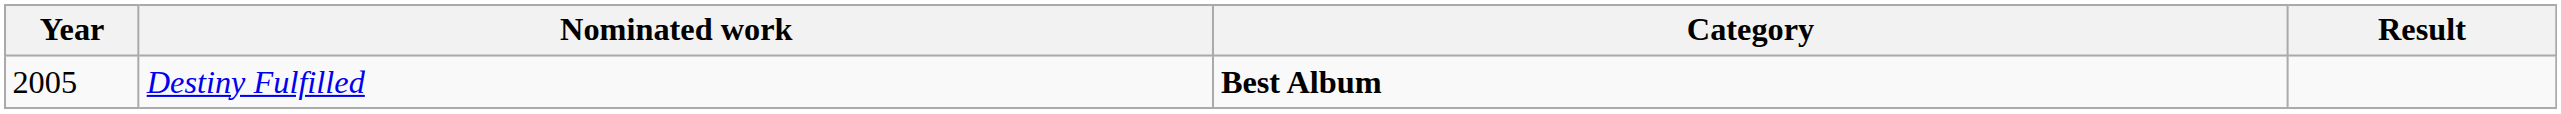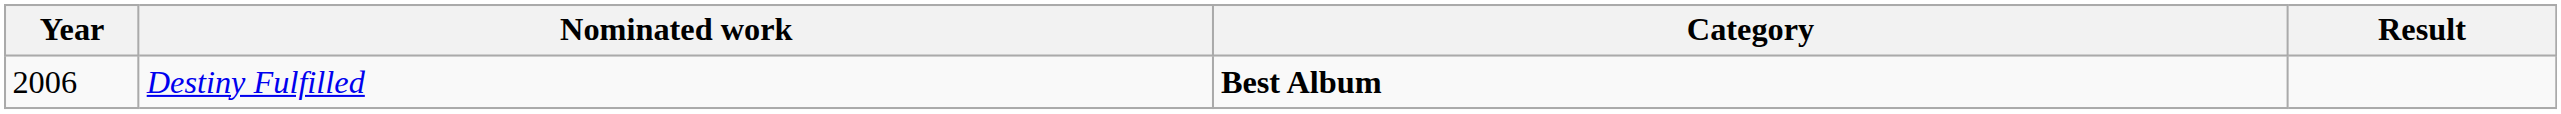(45, 81) 2005 -> (45, 81) 2006
